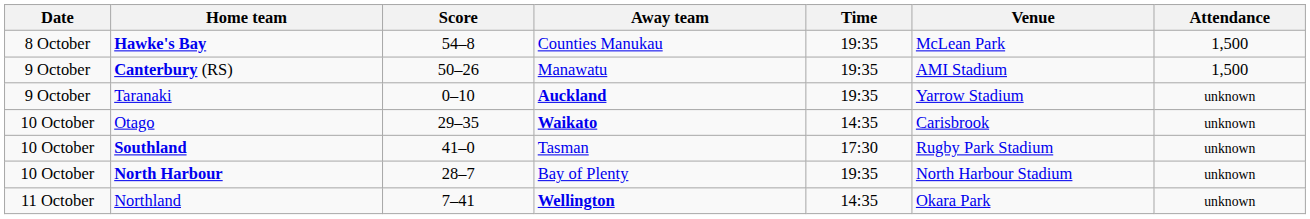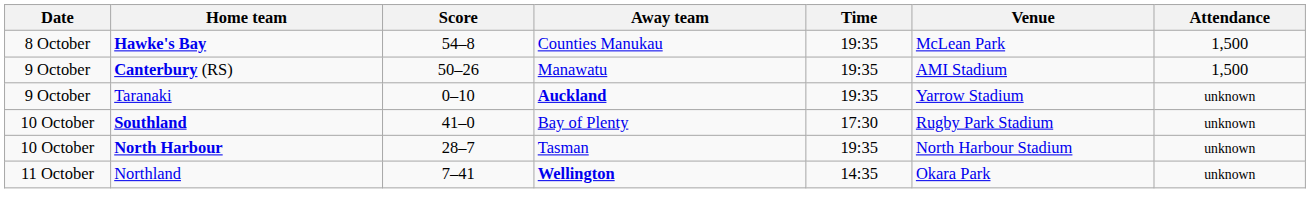- row: (134, 122)
(563, 148) Tasman -> (583, 122) Bay of Plenty
(583, 174) Bay of Plenty -> (563, 148) Tasman
